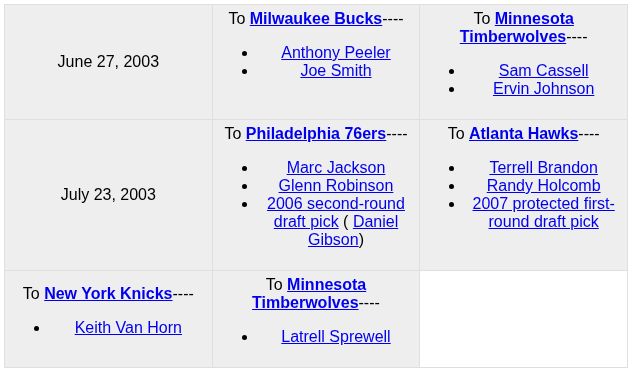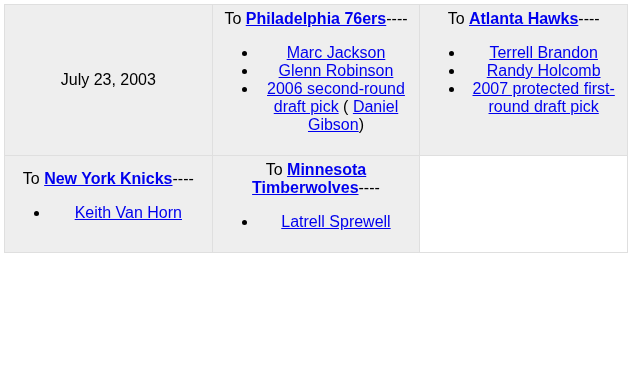- row: (108, 62)
